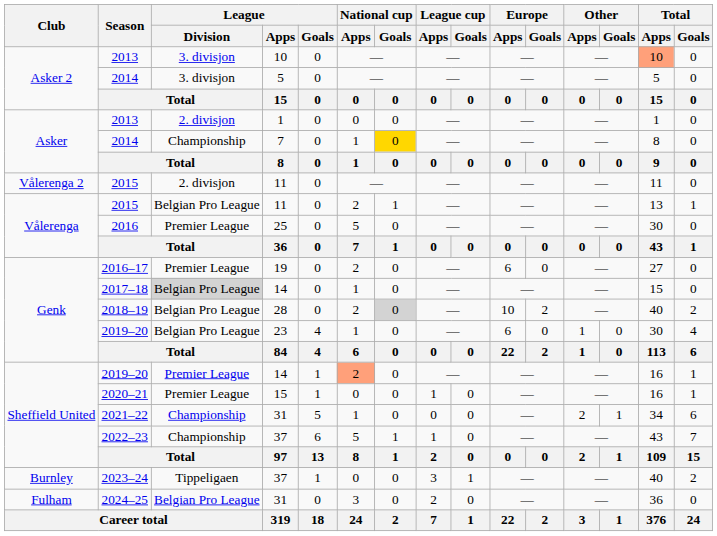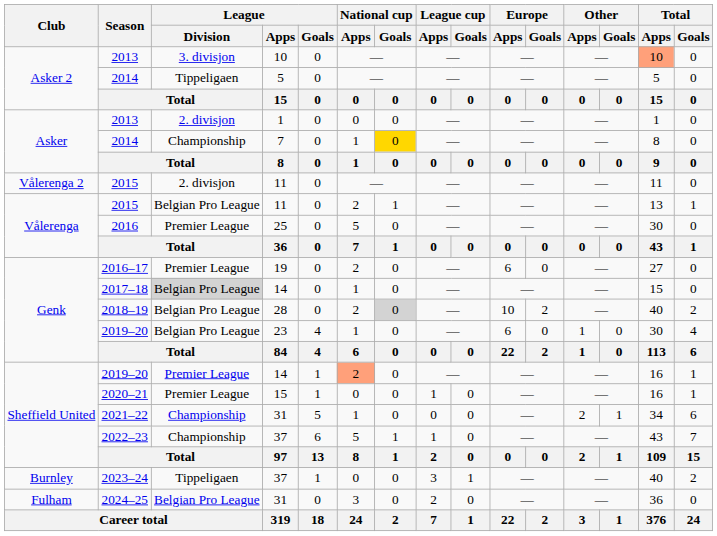(207, 78) 3. divisjon -> (207, 78) Tippeligaen
